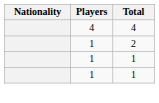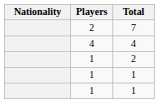+ row: (92, 28)
